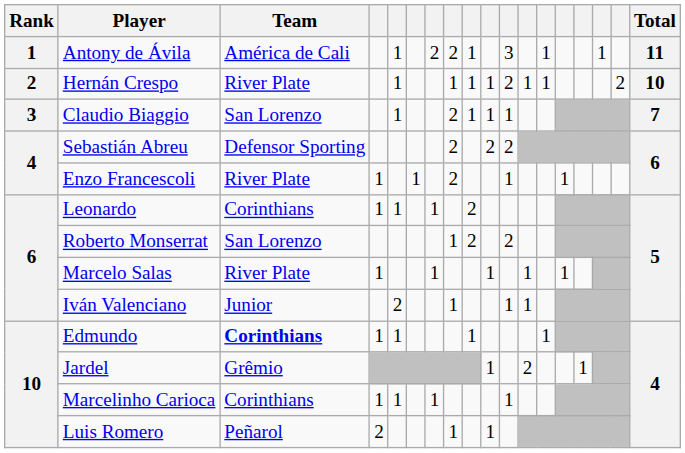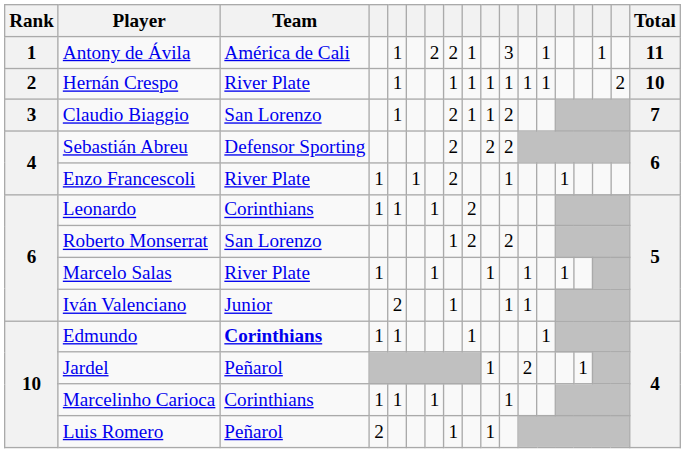(509, 83) 2 -> (509, 83) 1
(509, 115) 1 -> (509, 115) 2
(254, 368) Grêmio -> (254, 368) Peñarol
